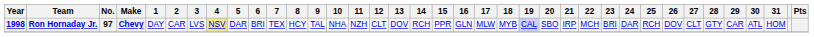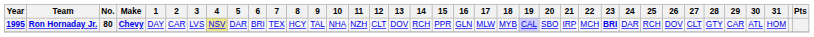(16, 25) 1998 -> (16, 25) 1995
(108, 25) 97 -> (108, 25) 80
(610, 25) normal -> (610, 25) bold
